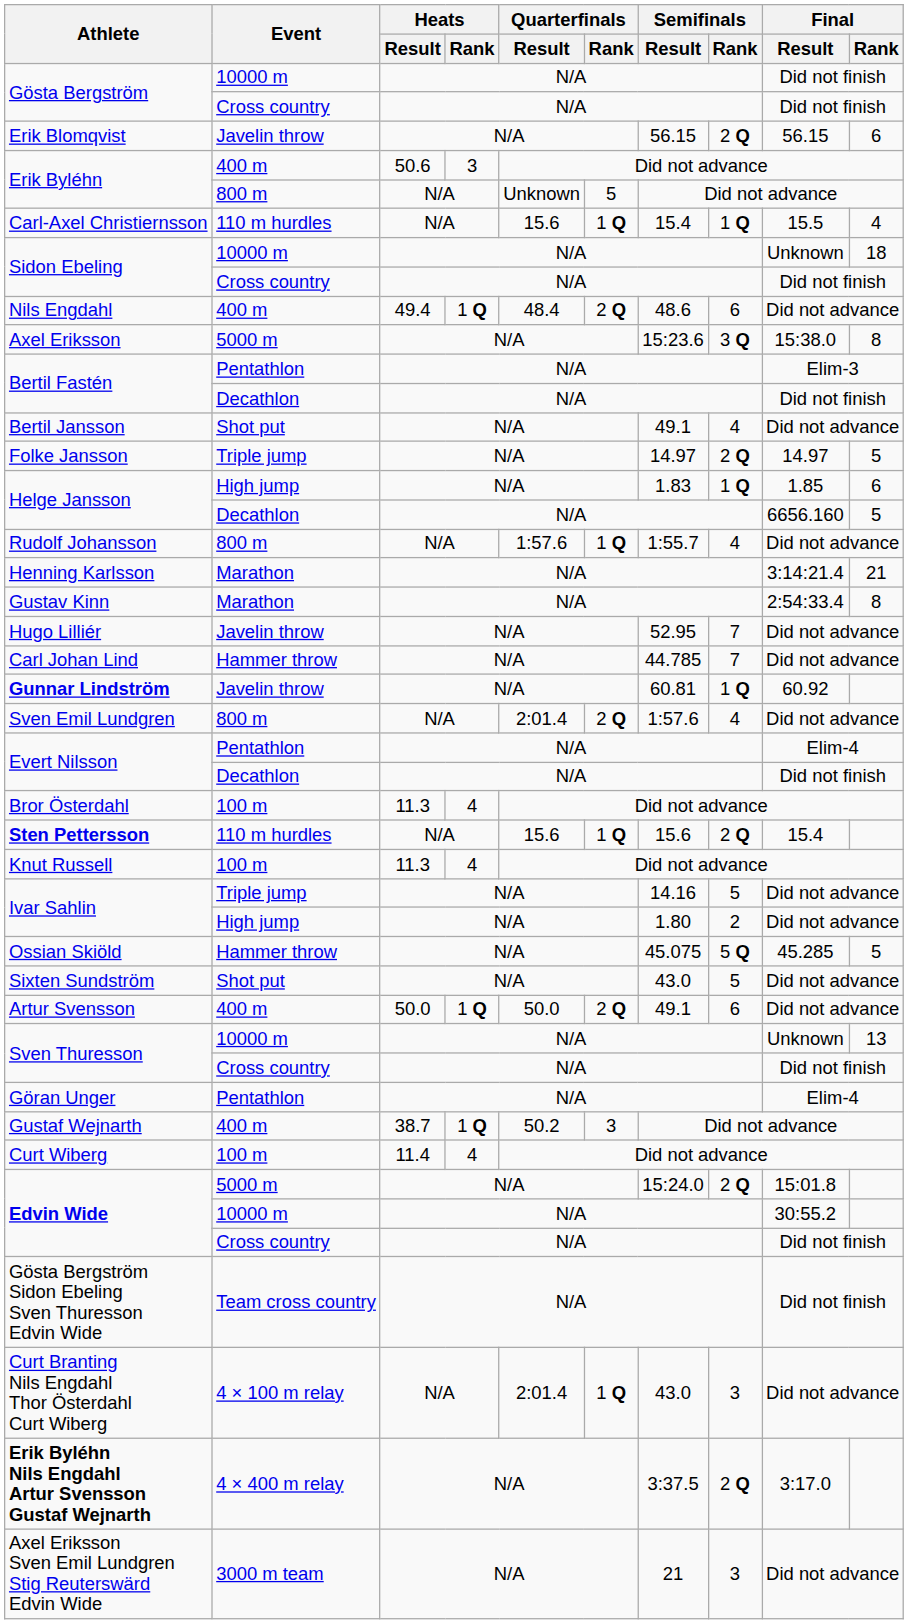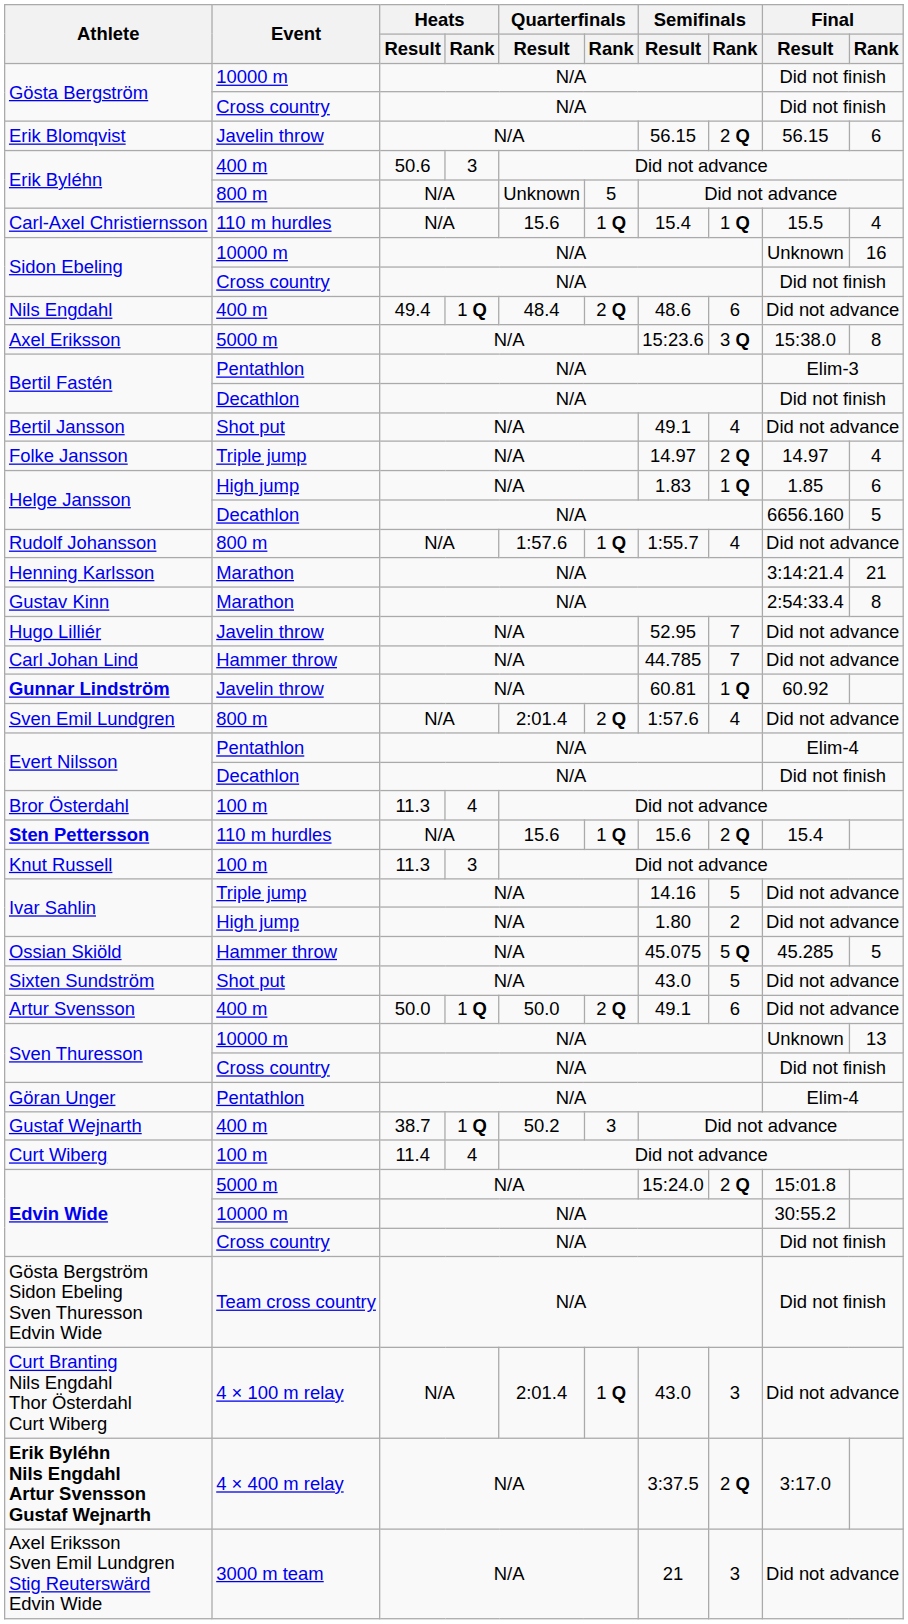(876, 253) 18 -> (876, 253) 16
(876, 456) 5 -> (876, 456) 4
(472, 864) 4 -> (472, 864) 3
